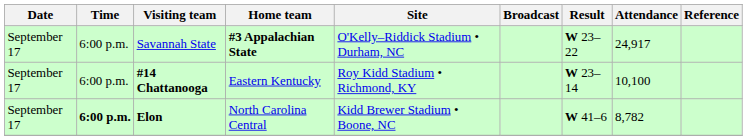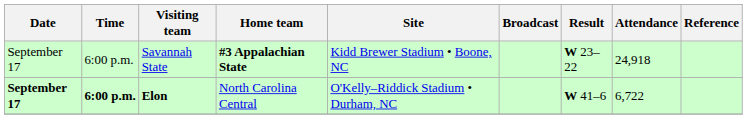(408, 44) O'Kelly–Riddick Stadium • Durham, NC -> (411, 59) Kidd Brewer Stadium • Boone, NC
(633, 44) 24,917 -> (633, 59) 24,918
- row: (172, 80)
(35, 117) normal -> (37, 96) bold
(398, 117) Kidd Brewer Stadium • Boone, NC -> (401, 96) O'Kelly–Riddick Stadium • Durham, NC
(629, 117) 8,782 -> (629, 96) 6,722
